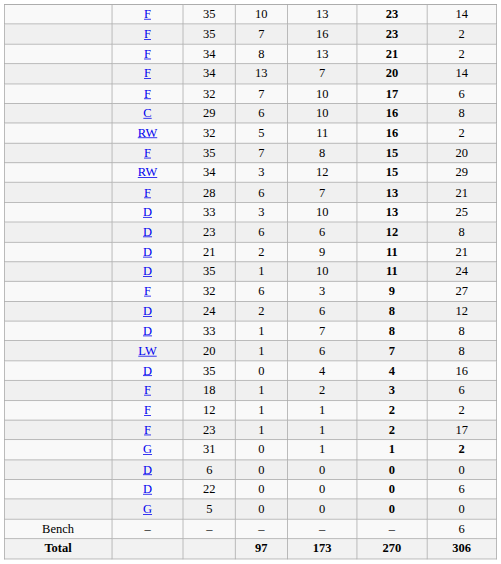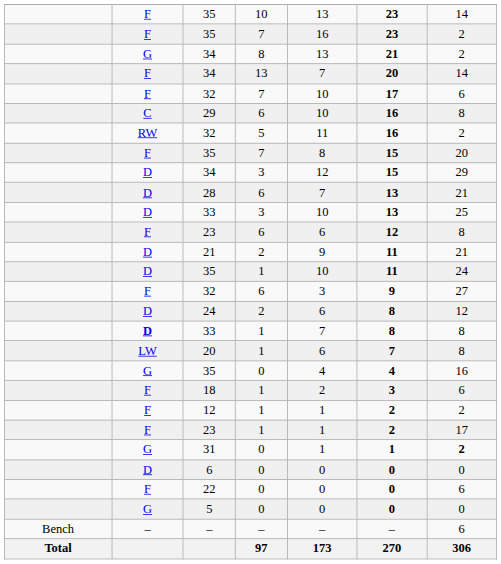(148, 53) F -> (148, 53) G
(148, 172) RW -> (148, 172) D
(148, 192) F -> (148, 192) D
(148, 232) D -> (148, 232) F
(148, 331) normal -> (148, 331) bold
(148, 370) D -> (148, 370) G
(148, 489) D -> (148, 489) F
